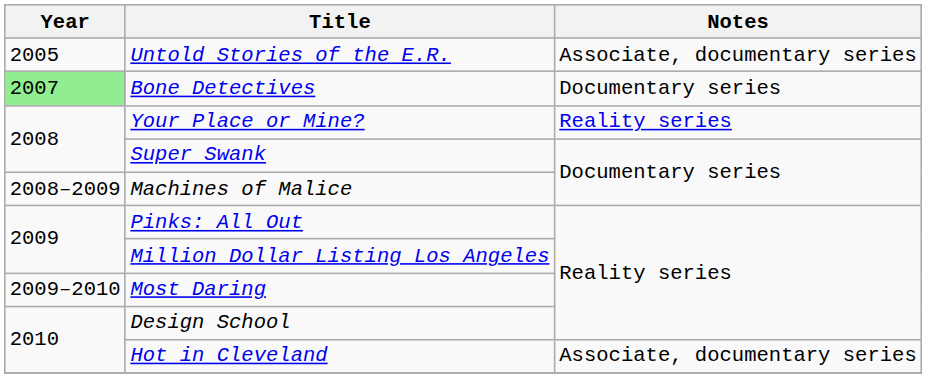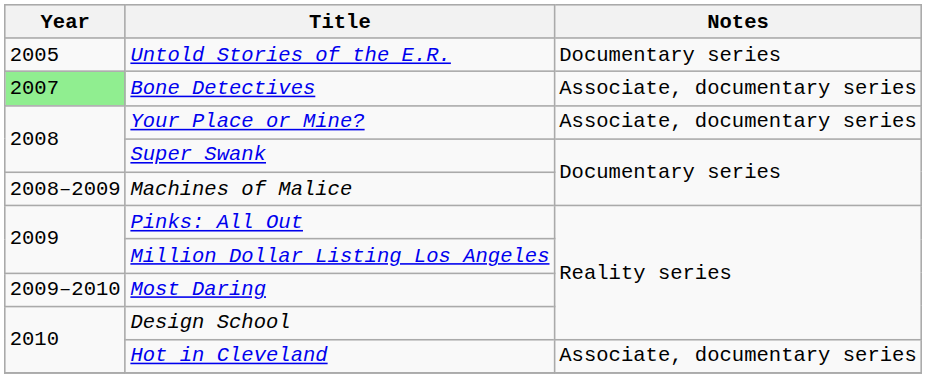(738, 55) Associate, documentary series -> (670, 55) Documentary series
(670, 88) Documentary series -> (738, 88) Associate, documentary series
(646, 122) Reality series -> (738, 122) Associate, documentary series
